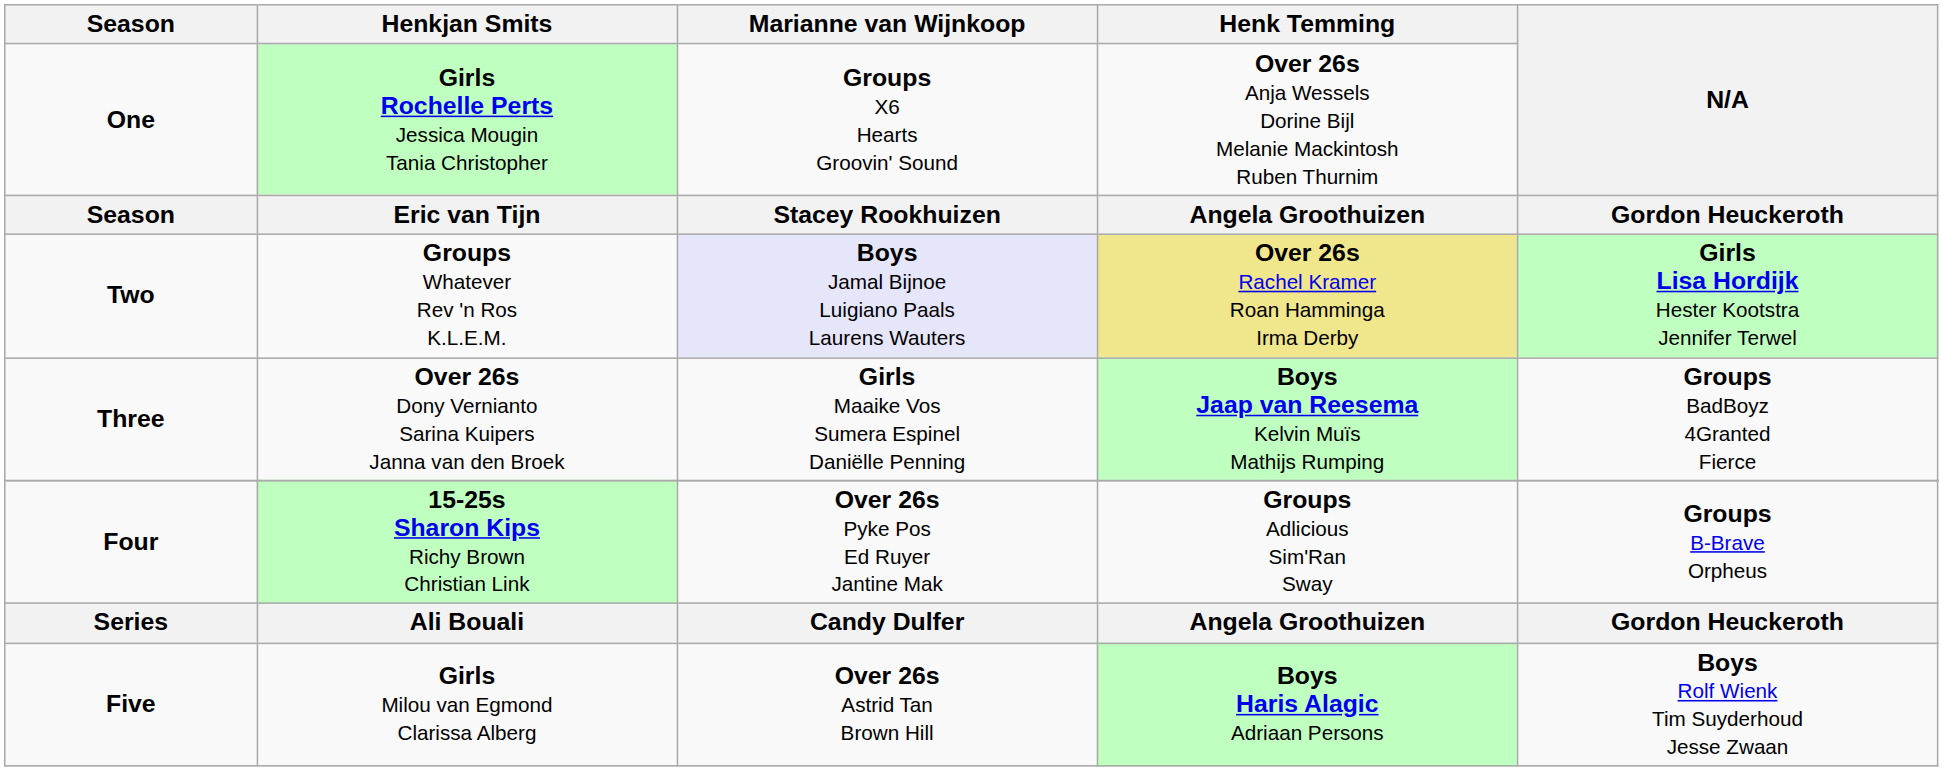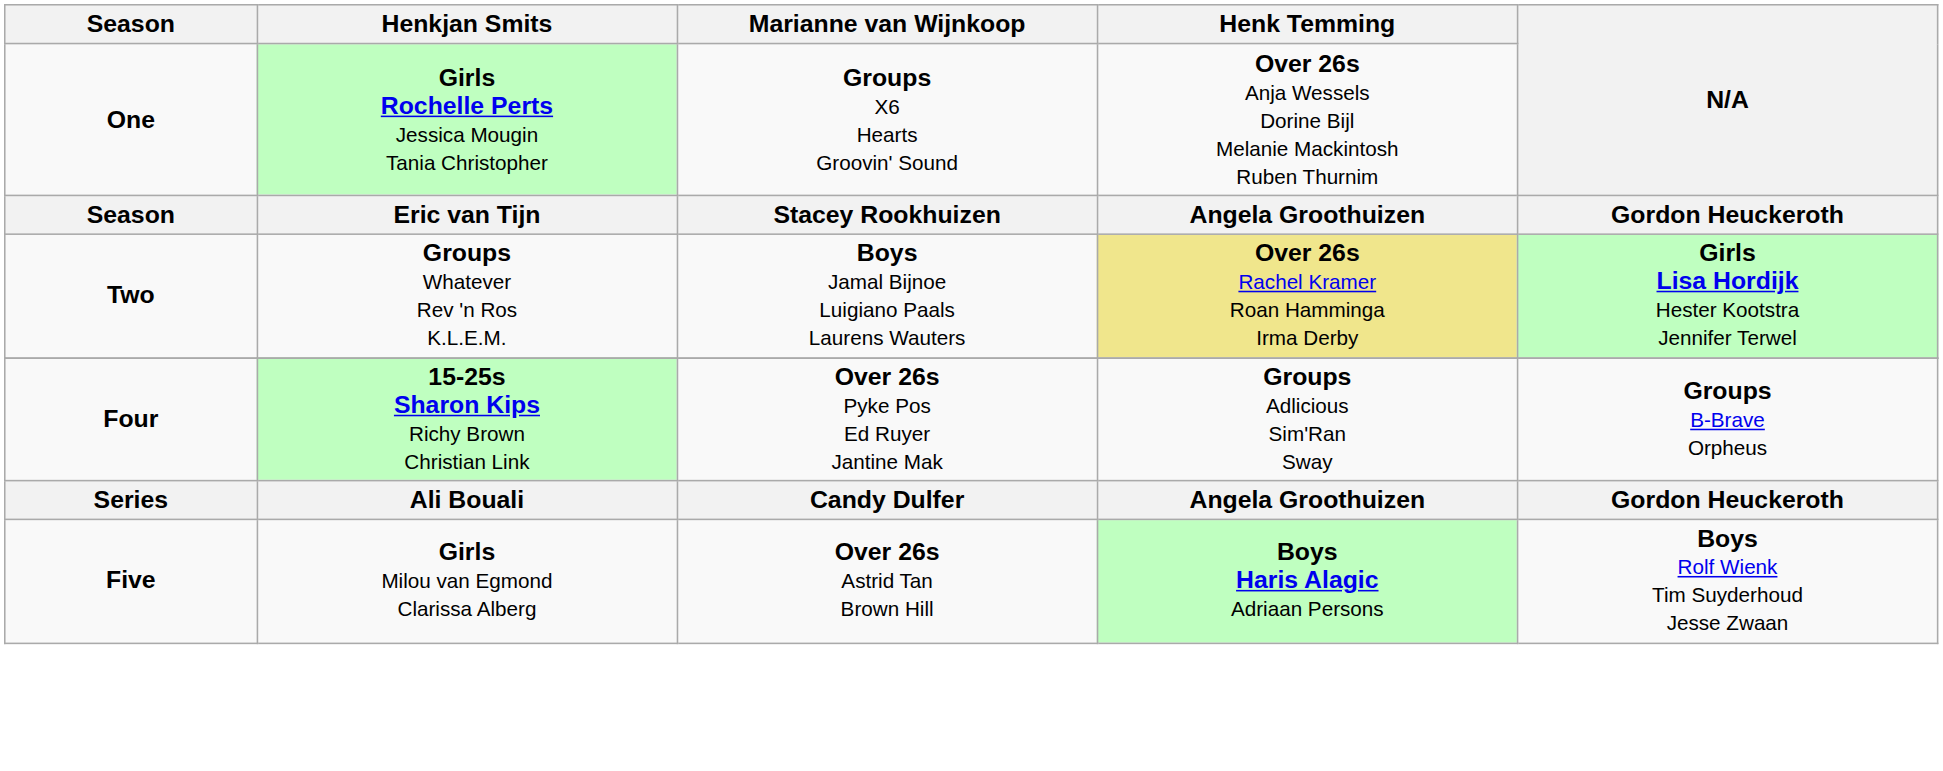(887, 295) lavender background -> (887, 295) no background
- row: (131, 418)
